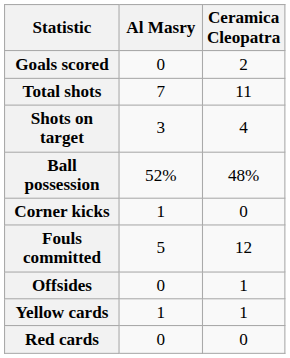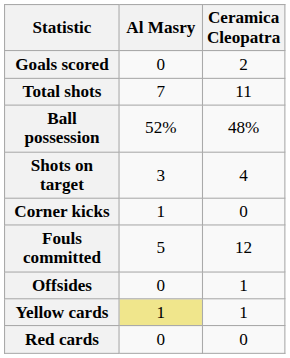rows swapped: (62, 128) <-> (62, 174)
(161, 312) no background -> (161, 312) khaki background
